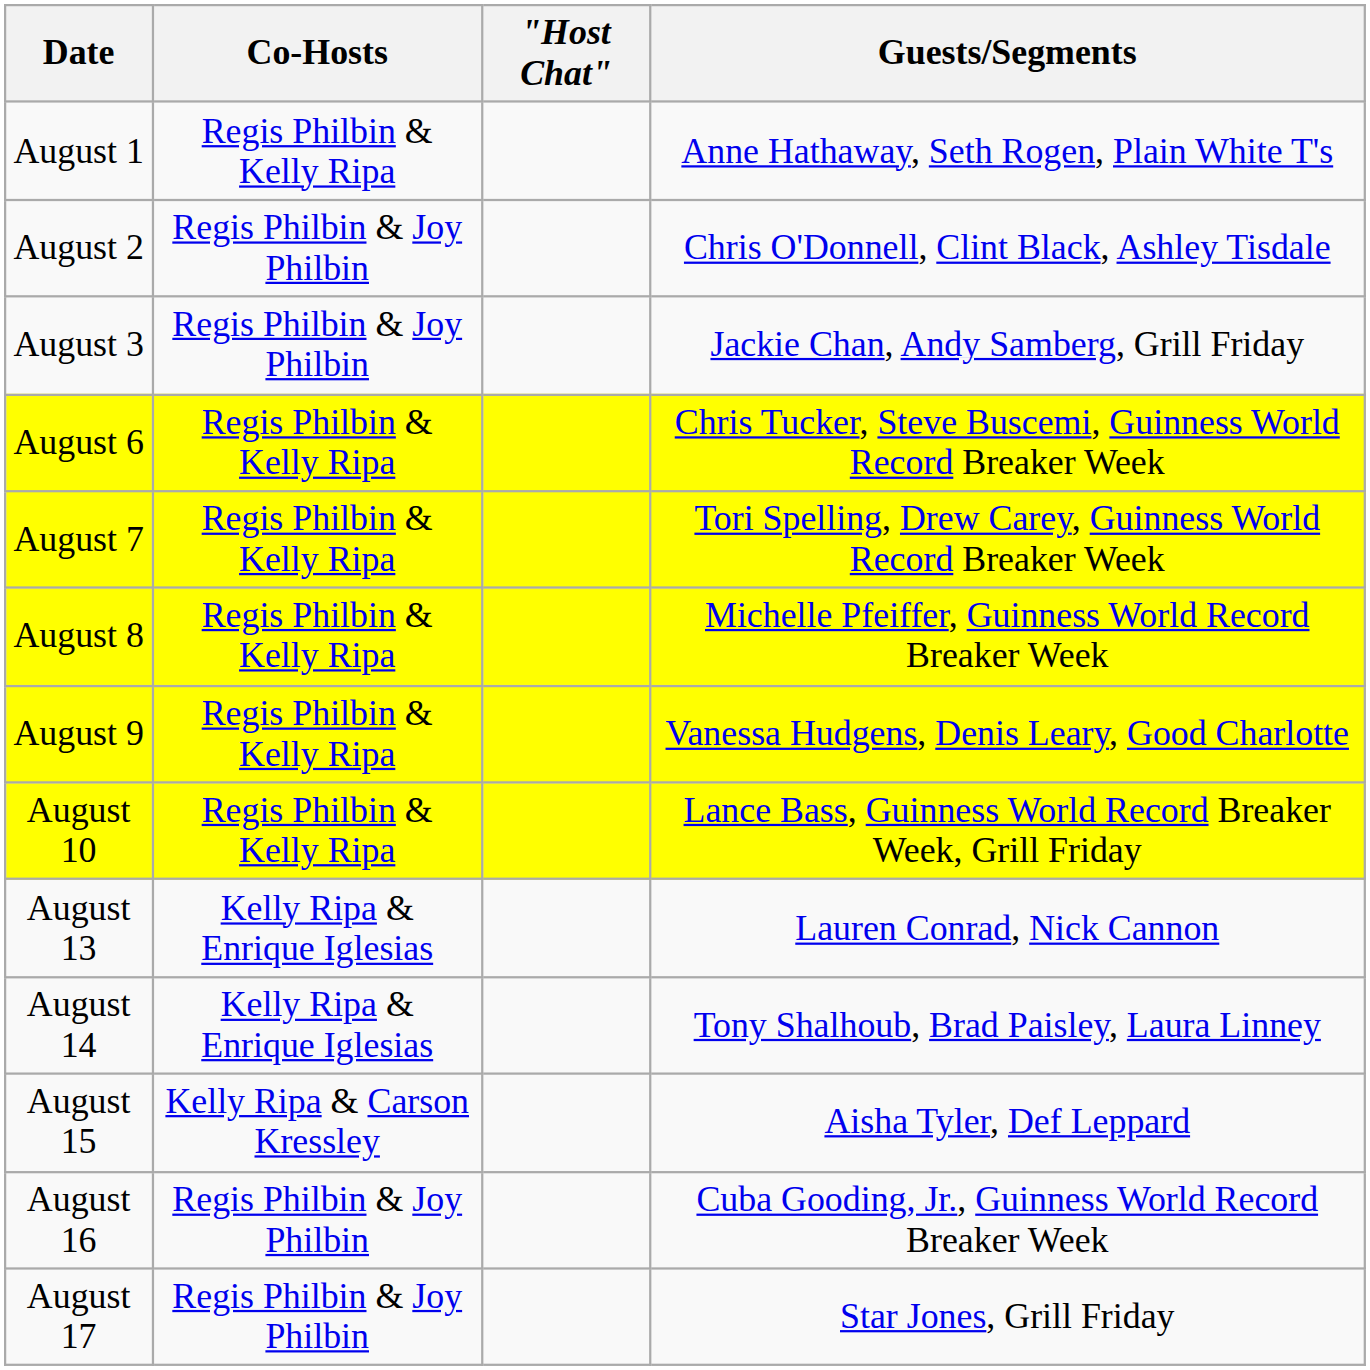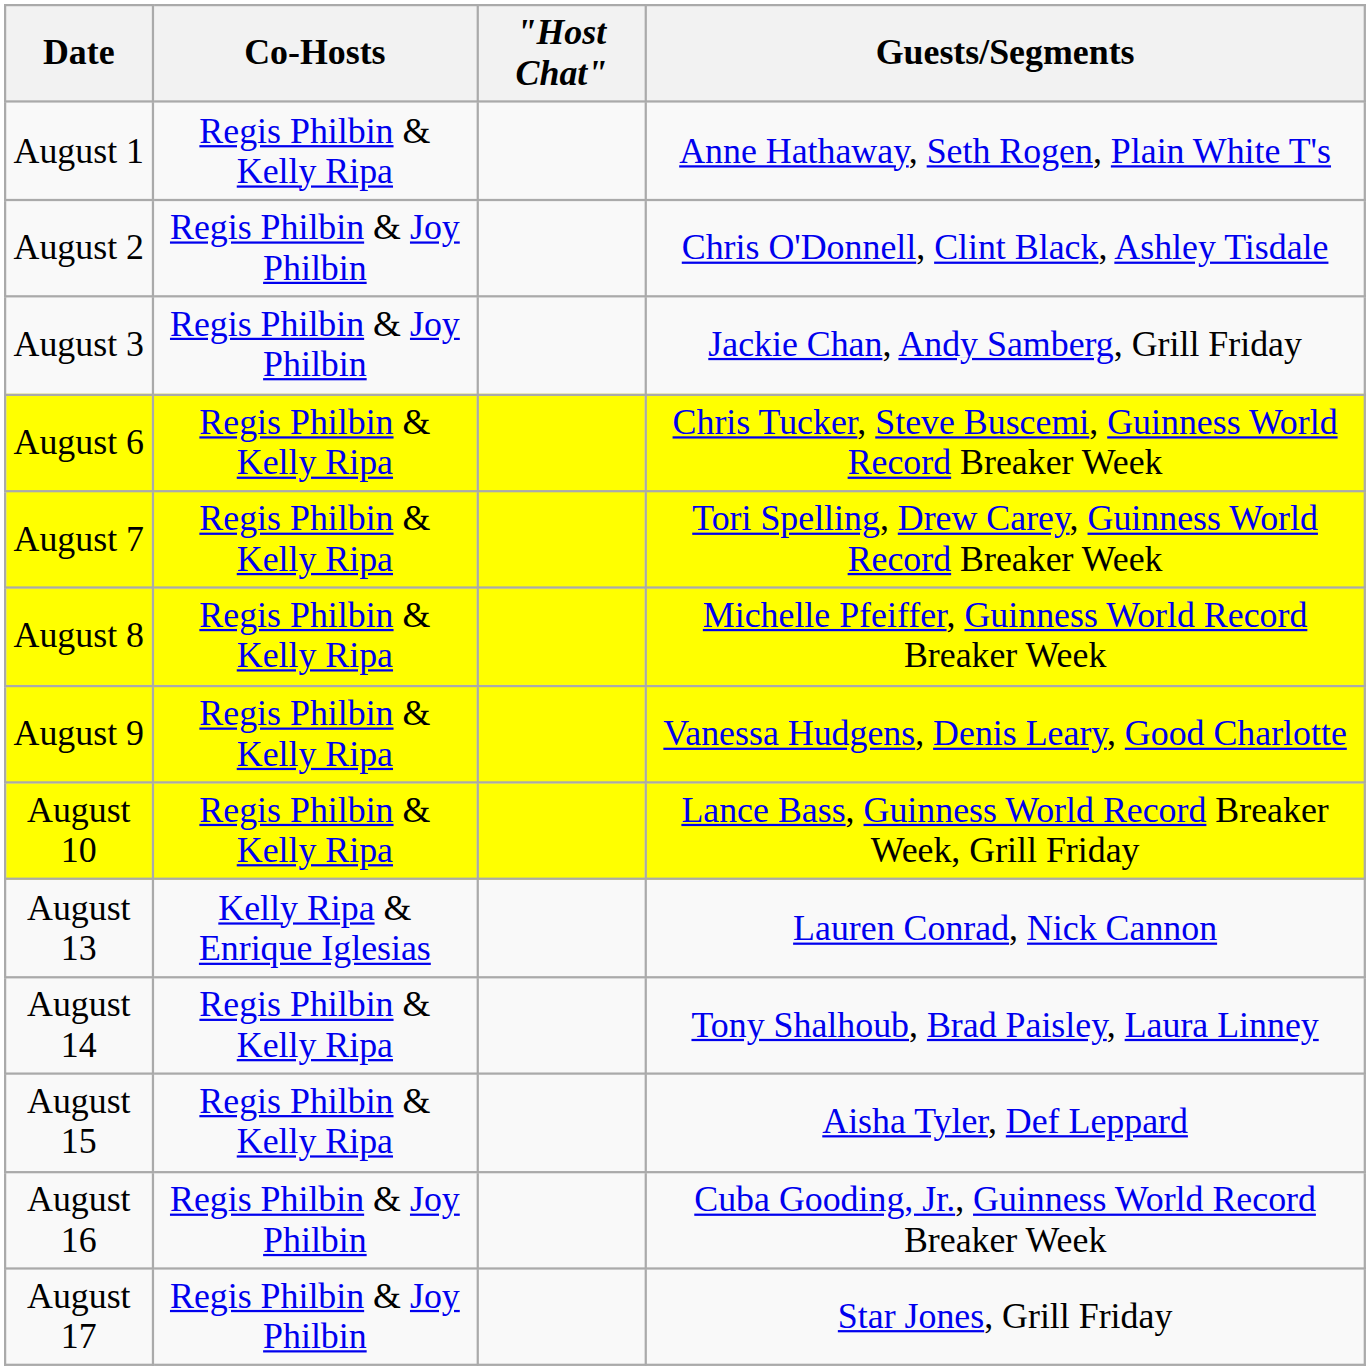(317, 1024) Kelly Ripa & Enrique Iglesias -> (315, 1024) Regis Philbin & Kelly Ripa
(317, 1121) Kelly Ripa & Carson Kressley -> (315, 1121) Regis Philbin & Kelly Ripa
